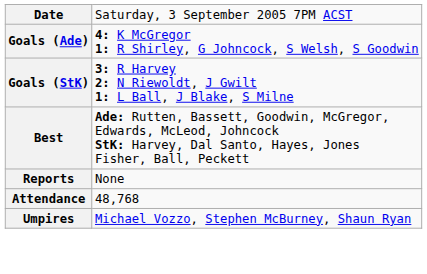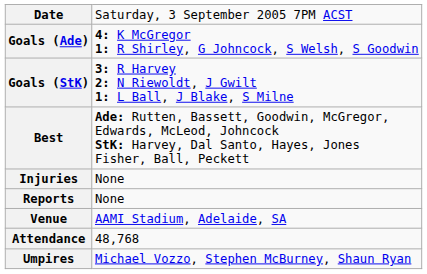+ row: (49, 179)
+ row: (49, 219)
